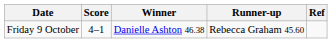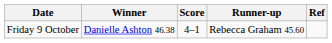columns swapped: (159, 12) <-> (96, 12)
